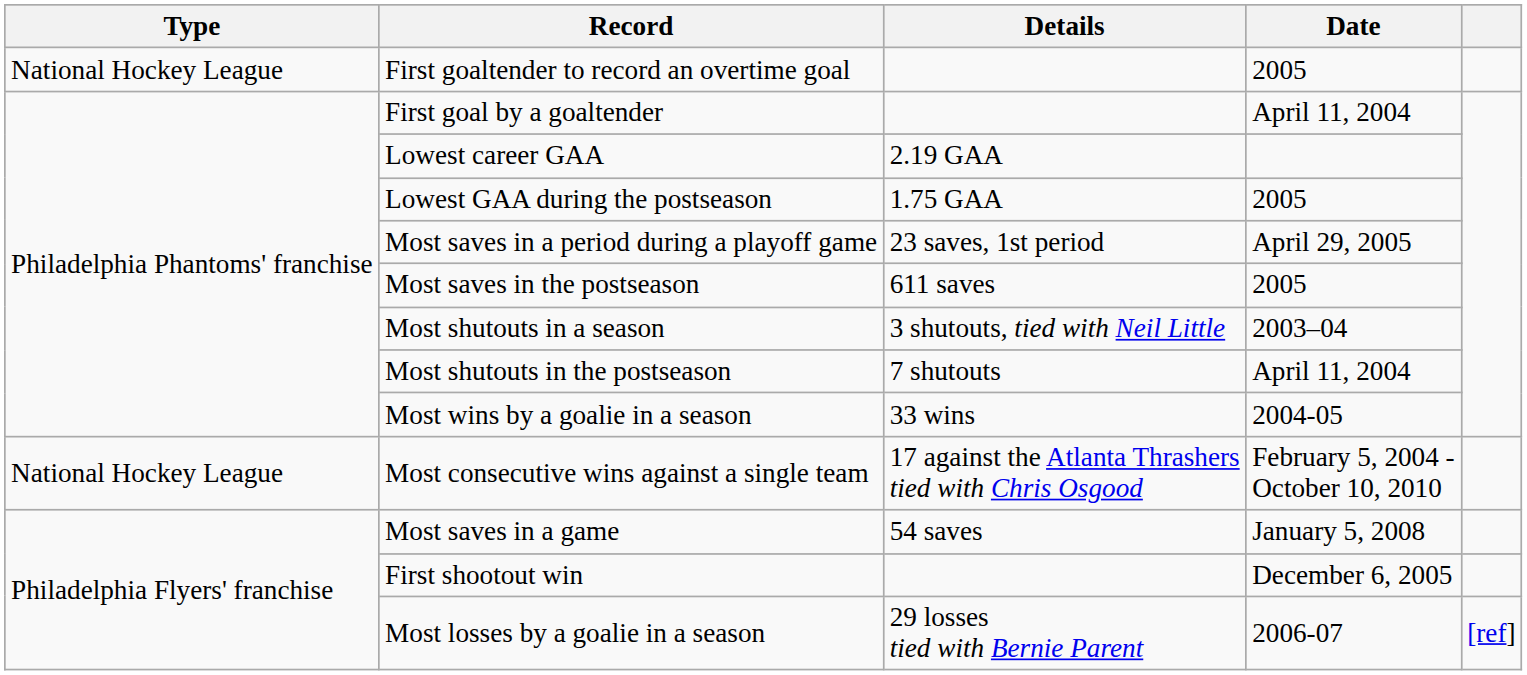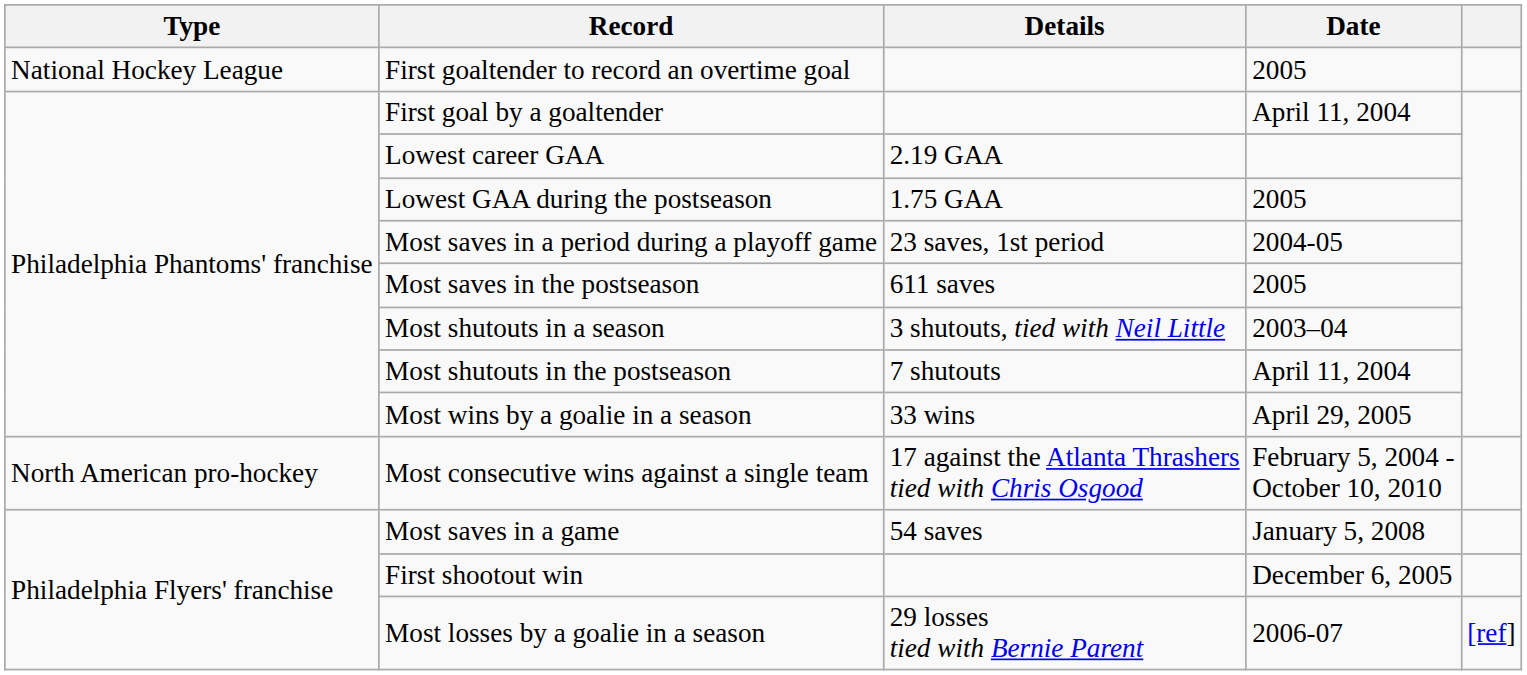(1332, 241) April 29, 2005 -> (1298, 241) 2004-05
(1298, 414) 2004-05 -> (1332, 414) April 29, 2005
(147, 472) National Hockey League -> (164, 472) North American pro-hockey
